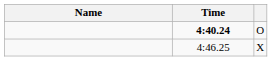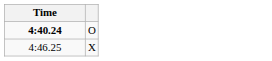- column: (88, 13)
